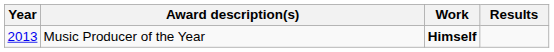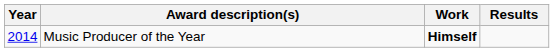(22, 36) 2013 -> (22, 36) 2014
